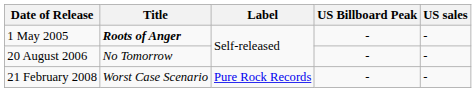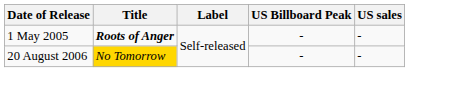(138, 56) no background -> (131, 56) gold background
- row: (52, 77)
